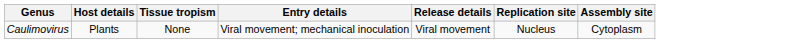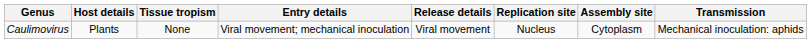+ column: (731, 13)
